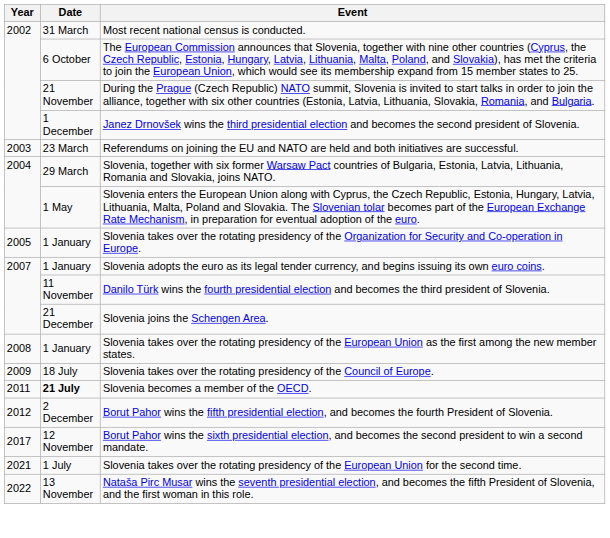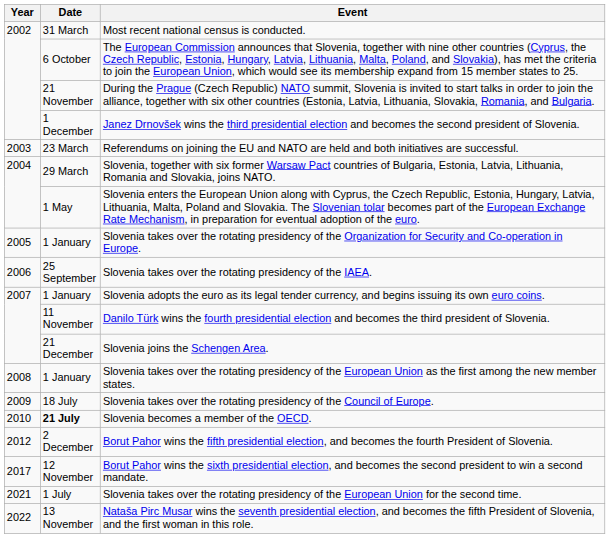+ row: (237, 272)
(19, 389) 2011 -> (19, 418) 2010
